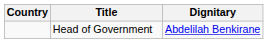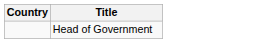- column: (213, 13)
